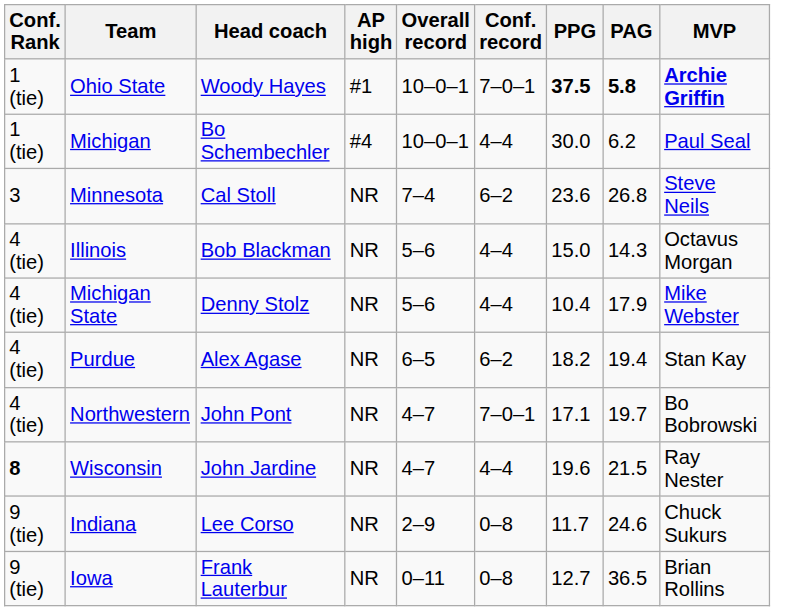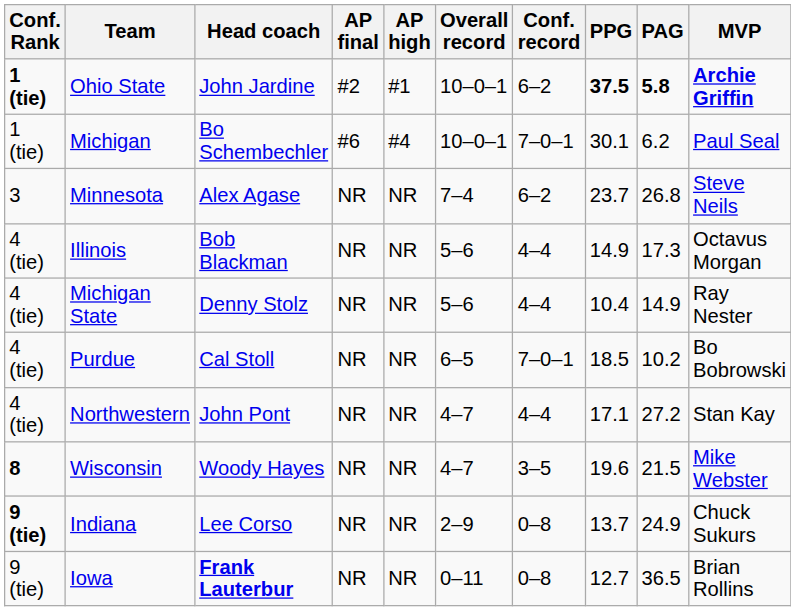+ column: (358, 31)
(27, 86) normal -> (28, 86) bold
(263, 86) Woody Hayes -> (257, 86) John Jardine
(507, 86) 7–0–1 -> (534, 86) 6–2
(496, 141) 4–4 -> (546, 141) 7–0–1
(571, 141) 30.0 -> (609, 141) 30.1
(238, 195) Cal Stoll -> (250, 195) Alex Agase
(571, 195) 23.6 -> (609, 195) 23.7
(571, 250) 15.0 -> (609, 250) 14.9
(628, 250) 14.3 -> (661, 250) 17.3
(628, 305) 17.9 -> (661, 305) 14.9
(702, 305) Mike Webster -> (723, 305) Ray Nester
(251, 359) Alex Agase -> (237, 359) Cal Stoll
(496, 359) 6–2 -> (546, 359) 7–0–1
(571, 359) 18.2 -> (609, 359) 18.5
(628, 359) 19.4 -> (661, 359) 10.2
(705, 359) Stan Kay -> (740, 359) Bo Bobrowski
(507, 414) 7–0–1 -> (534, 414) 4–4
(628, 414) 19.7 -> (661, 414) 27.2
(711, 414) Bo Bobrowski -> (734, 414) Stan Kay
(258, 469) John Jardine -> (262, 469) Woody Hayes
(496, 469) 4–4 -> (534, 469) 3–5
(694, 469) Ray Nester -> (730, 469) Mike Webster
(27, 523) normal -> (28, 523) bold
(570, 523) 11.7 -> (609, 523) 13.7
(628, 523) 24.6 -> (661, 523) 24.9
(244, 578) normal -> (246, 578) bold
